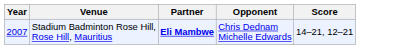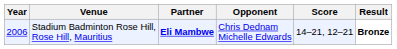+ column: (373, 12)
(17, 32) 2007 -> (17, 32) 2006
